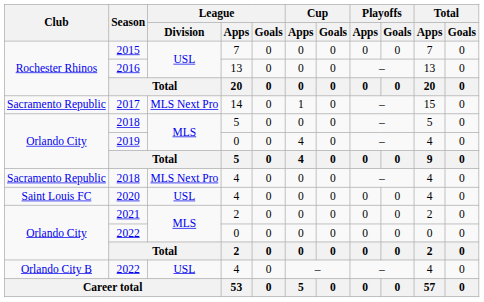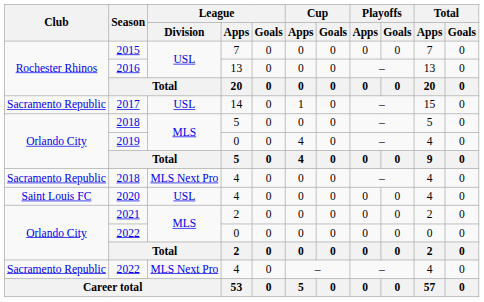(184, 104) MLS Next Pro -> (184, 104) USL
(56, 269) Orlando City B -> (56, 269) Sacramento Republic
(184, 269) USL -> (184, 269) MLS Next Pro
